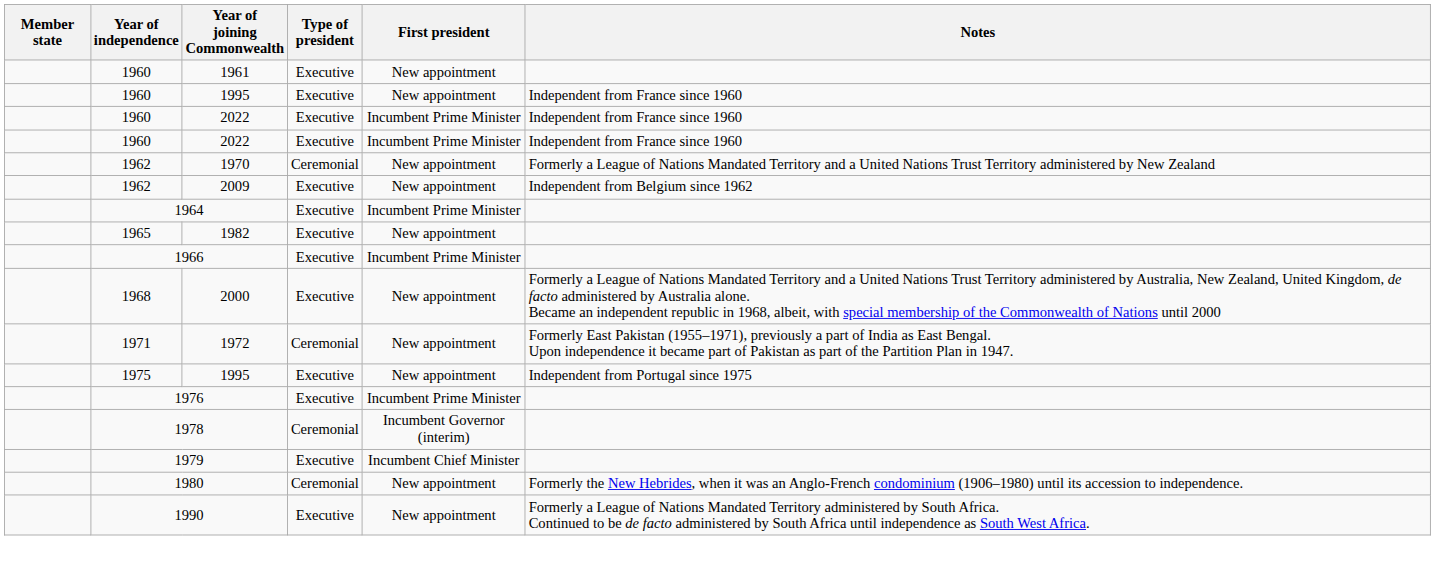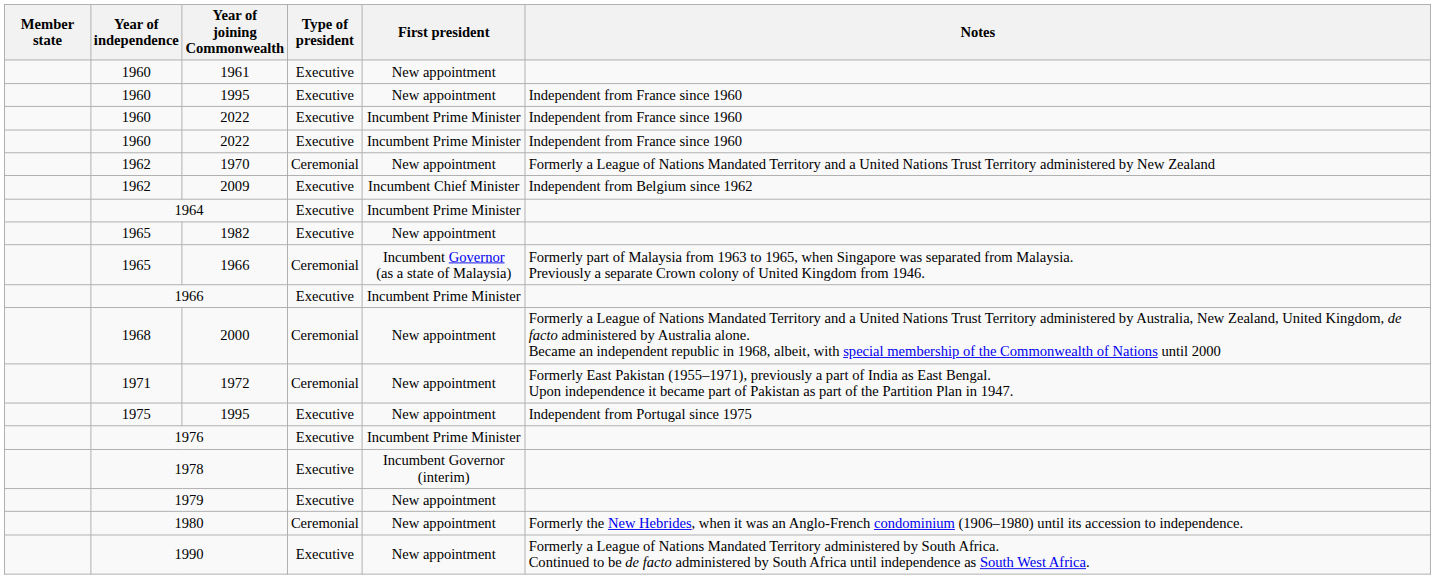(444, 187) New appointment -> (444, 187) Incumbent Chief Minister
+ row: (136, 264)
(325, 296) Executive -> (325, 335) Ceremonial
(325, 429) Ceremonial -> (325, 468) Executive
(444, 460) Incumbent Chief Minister -> (444, 500) New appointment
